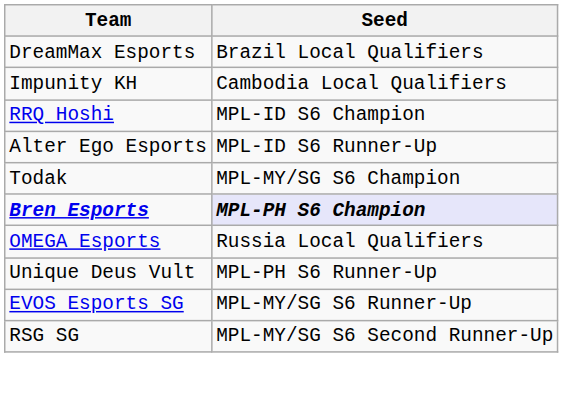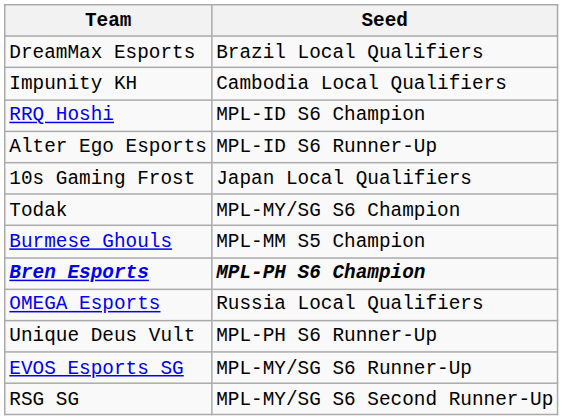+ row: (102, 178)
+ row: (91, 242)
(321, 210) lavender background -> (321, 273) no background
